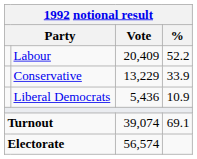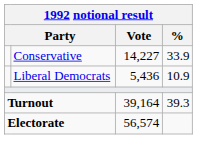- row: (32, 55)
(141, 76) 13,229 -> (141, 55) 14,227
(141, 123) 39,074 -> (141, 102) 39,164
(178, 123) 69.1 -> (178, 102) 39.3
